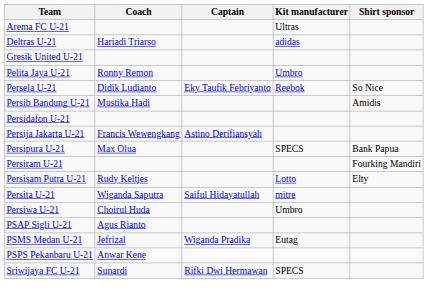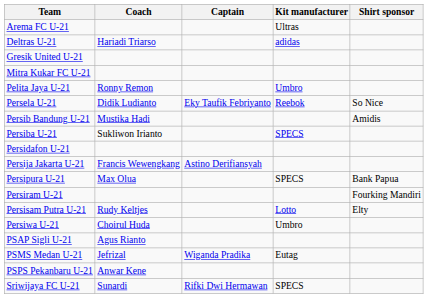+ row: (49, 73)
+ row: (32, 133)
- row: (31, 194)
